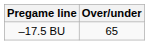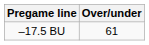(112, 31) 65 -> (112, 31) 61
